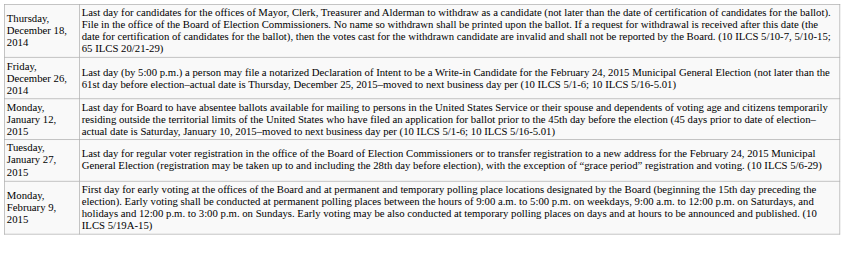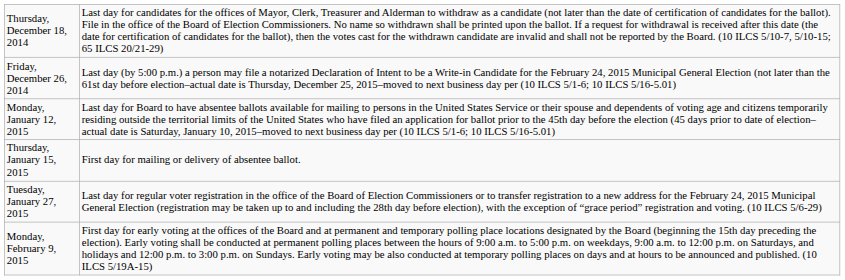+ row: (32, 160)
